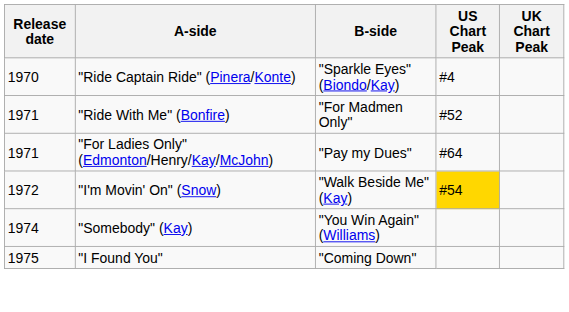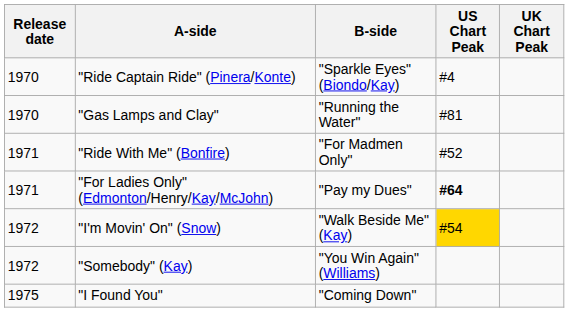+ row: (149, 115)
(451, 153) normal -> (451, 190) bold
(23, 228) 1974 -> (23, 266) 1972
